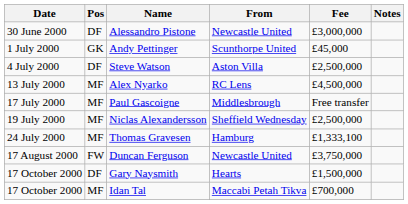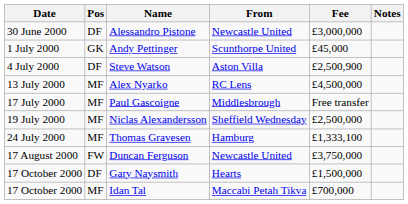(337, 66) £2,500,000 -> (337, 66) £2,500,900
